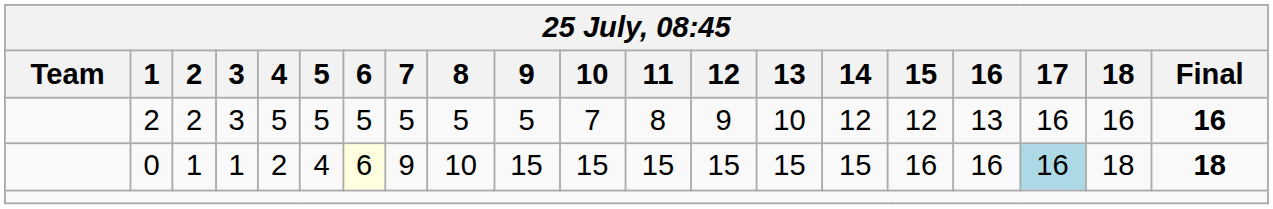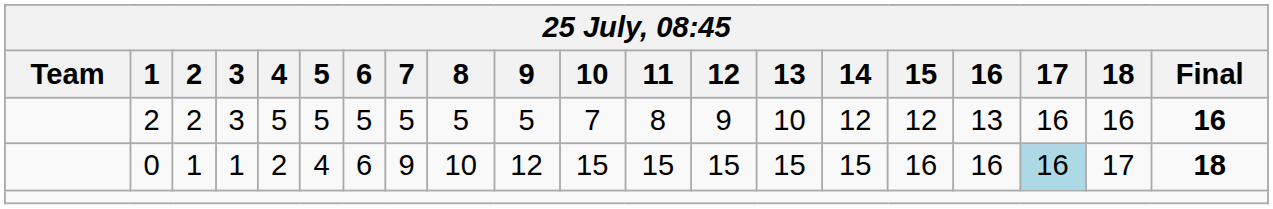(364, 166) lightyellow background -> (364, 166) no background
(526, 166) 15 -> (526, 166) 12
(1118, 166) 18 -> (1118, 166) 17
